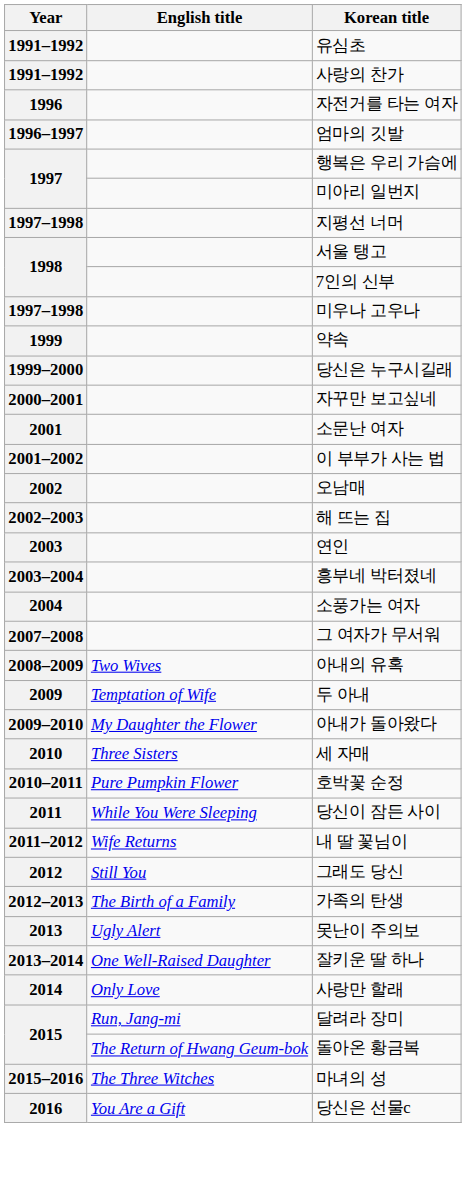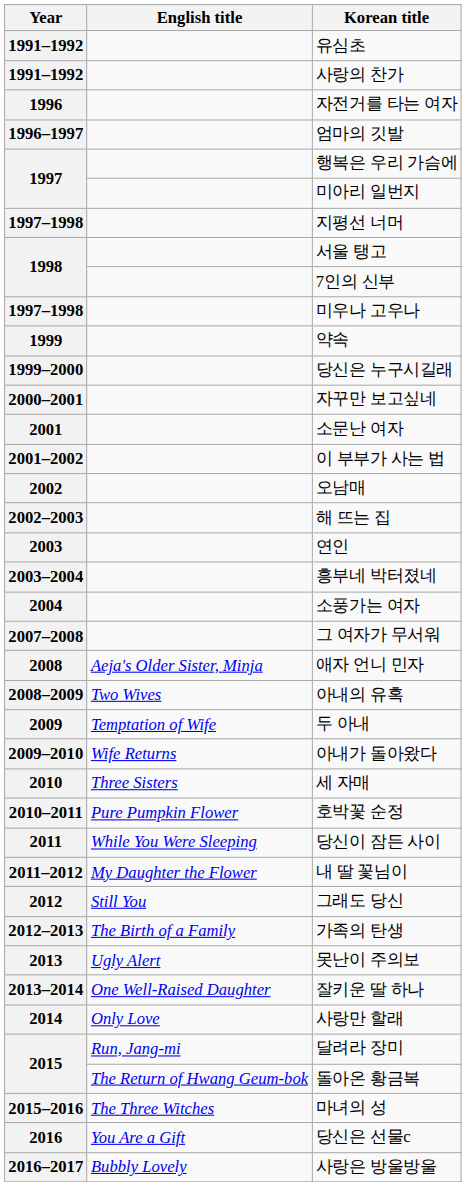+ row: (370, 664)
(174, 724) My Daughter the Flower -> (134, 753) Wife Returns
(134, 842) Wife Returns -> (174, 871) My Daughter the Flower
+ row: (376, 1166)
